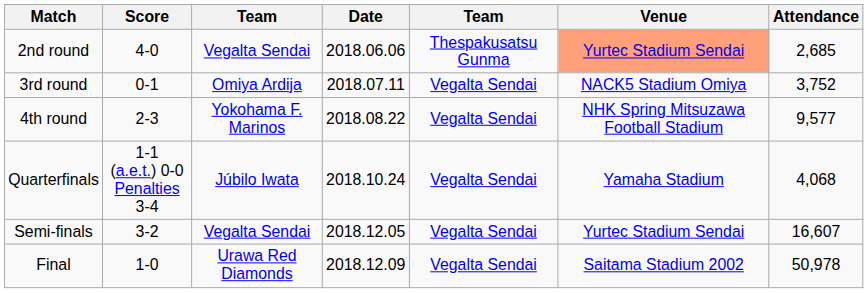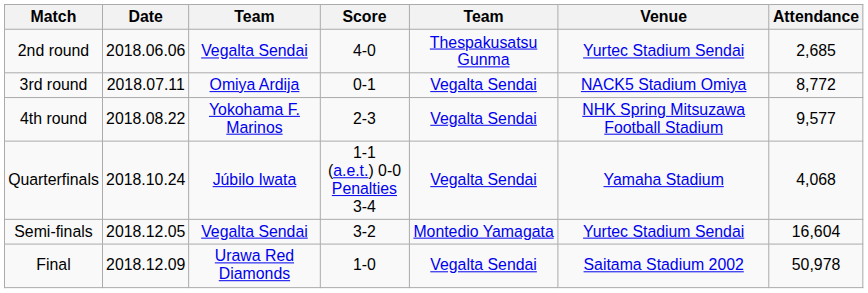columns swapped: (366, 17) <-> (147, 17)
(664, 51) lightsalmon background -> (664, 51) no background
(816, 85) 3,752 -> (816, 85) 8,772
(484, 231) Vegalta Sendai -> (484, 231) Montedio Yamagata
(816, 231) 16,607 -> (816, 231) 16,604
